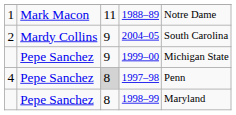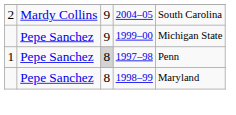- row: (140, 15)
(11, 78) 4 -> (11, 57) 1
